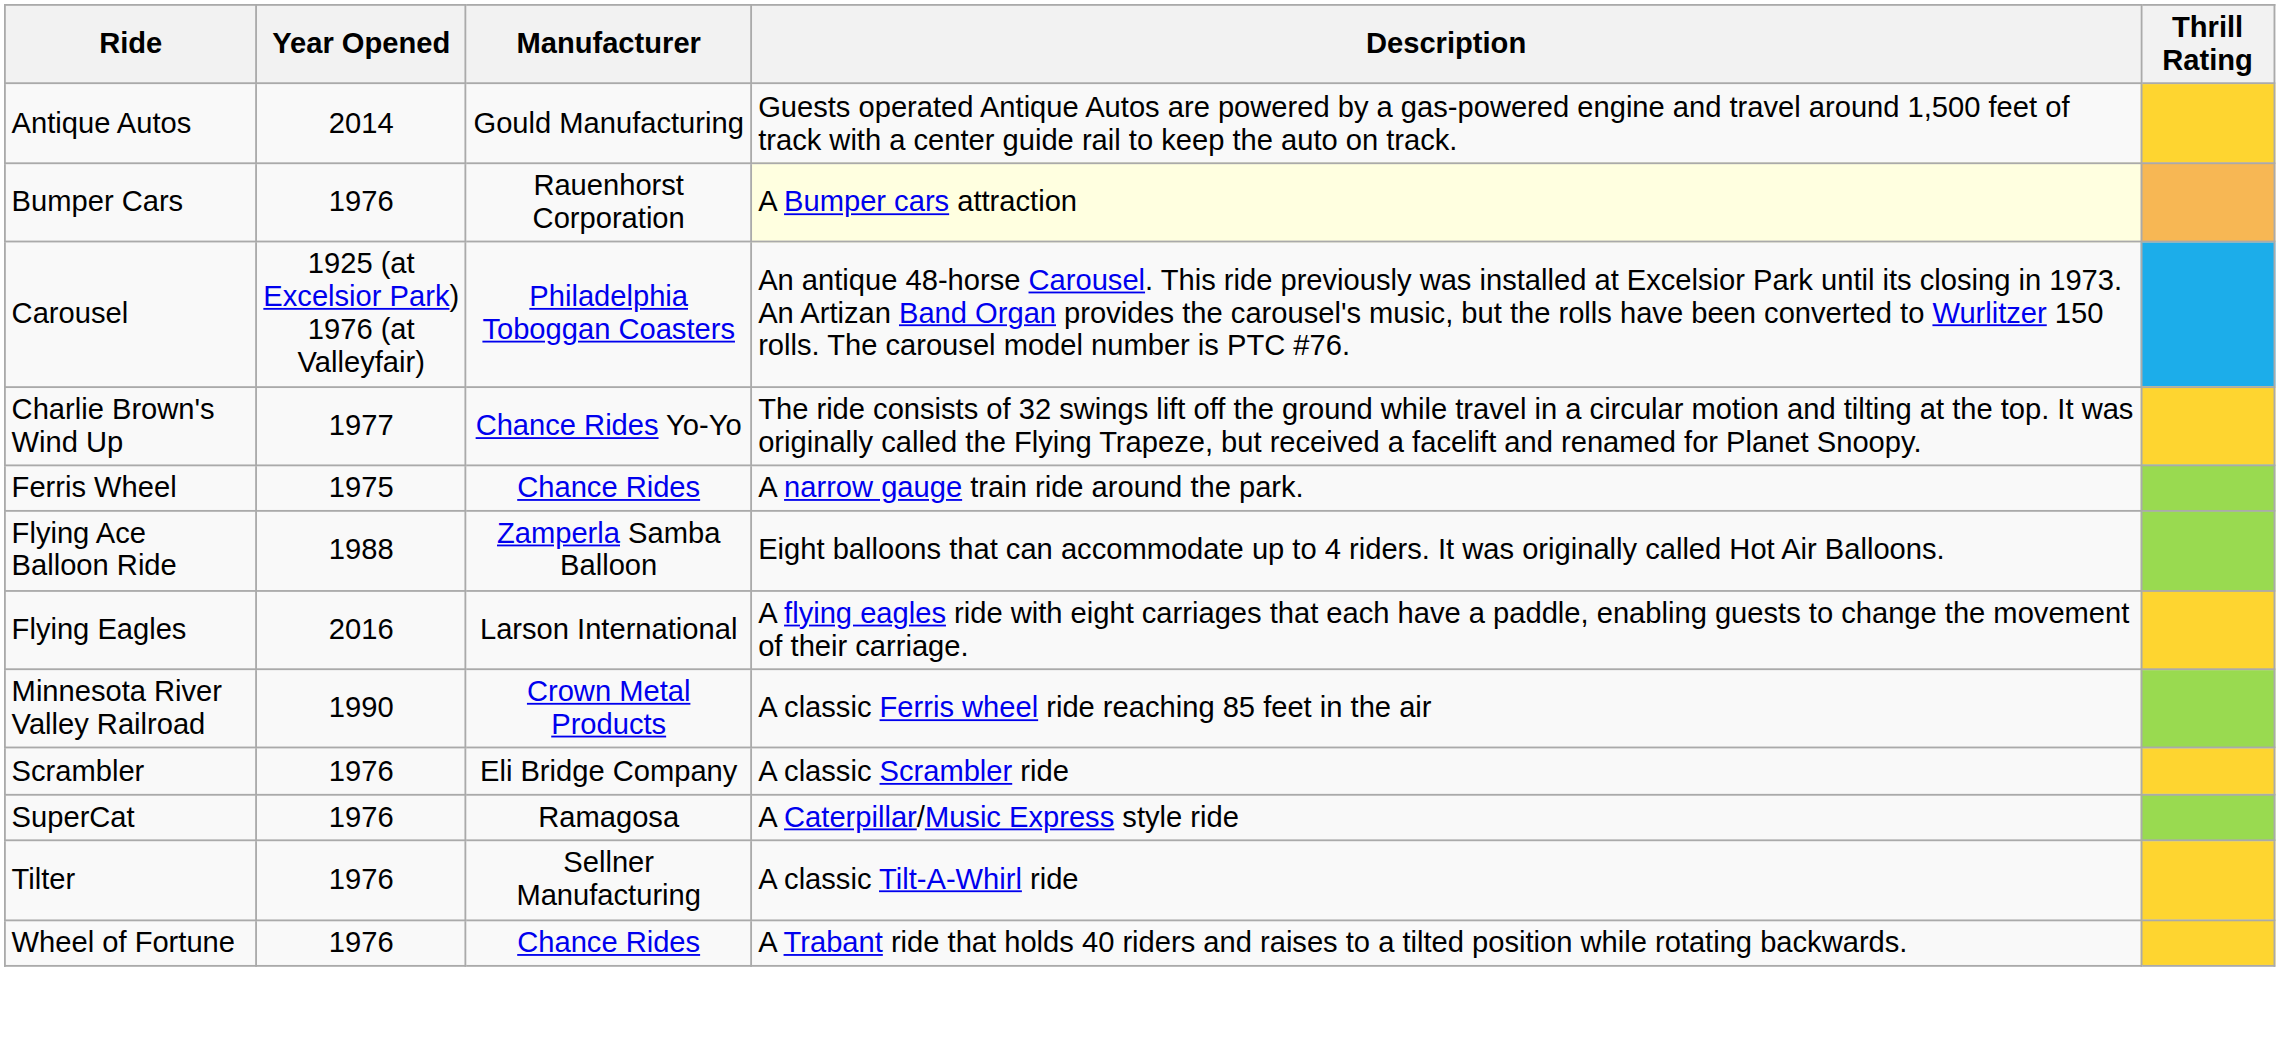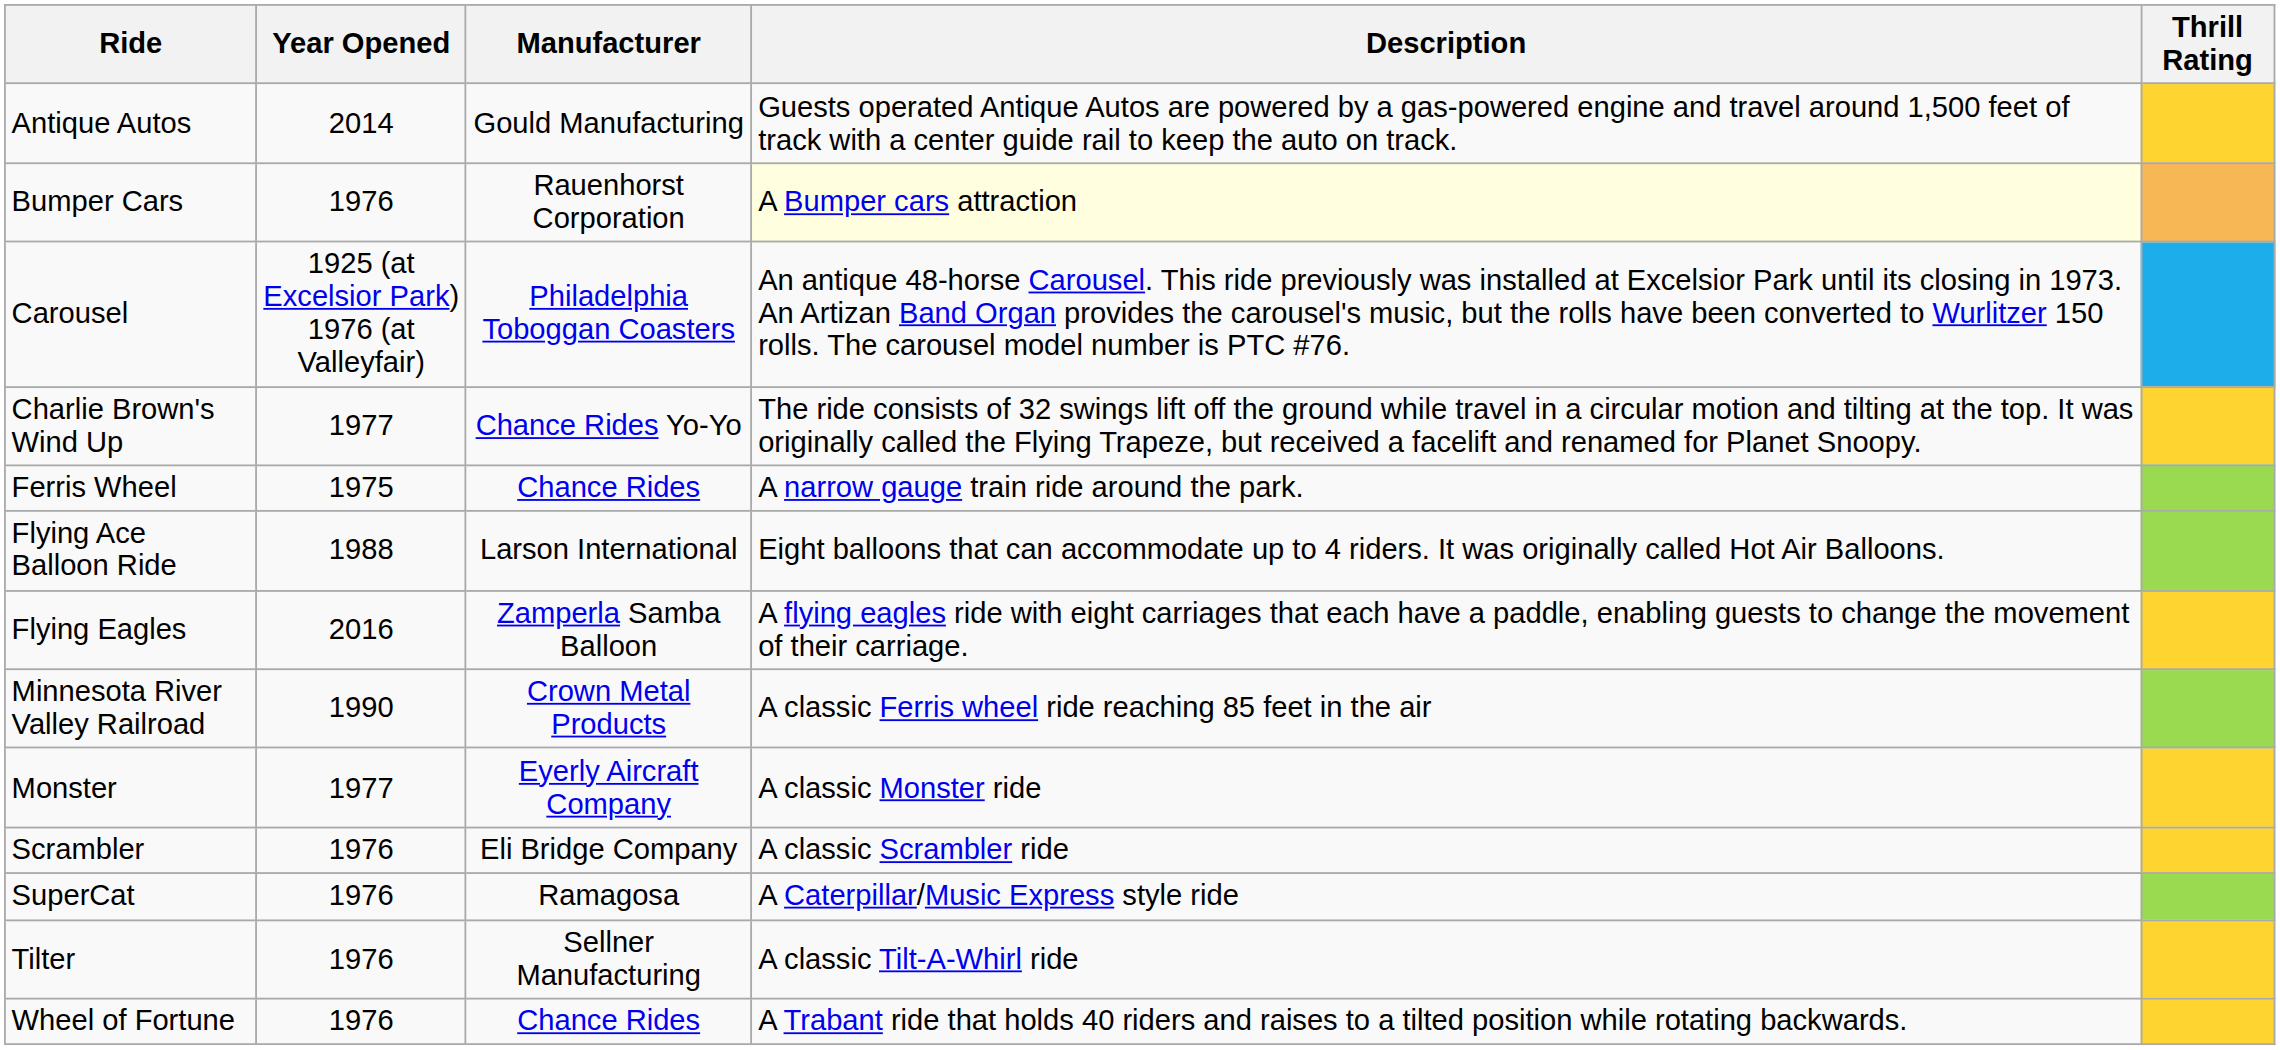(609, 550) Zamperla Samba Balloon -> (609, 550) Larson International
(609, 629) Larson International -> (609, 629) Zamperla Samba Balloon
+ row: (64, 787)
